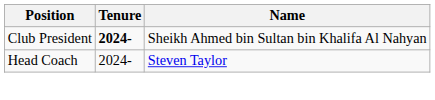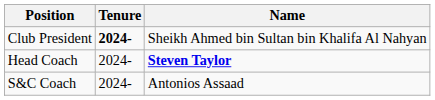(187, 60) normal -> (190, 60) bold
+ row: (42, 83)
